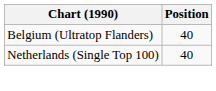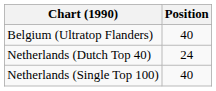+ row: (79, 55)
